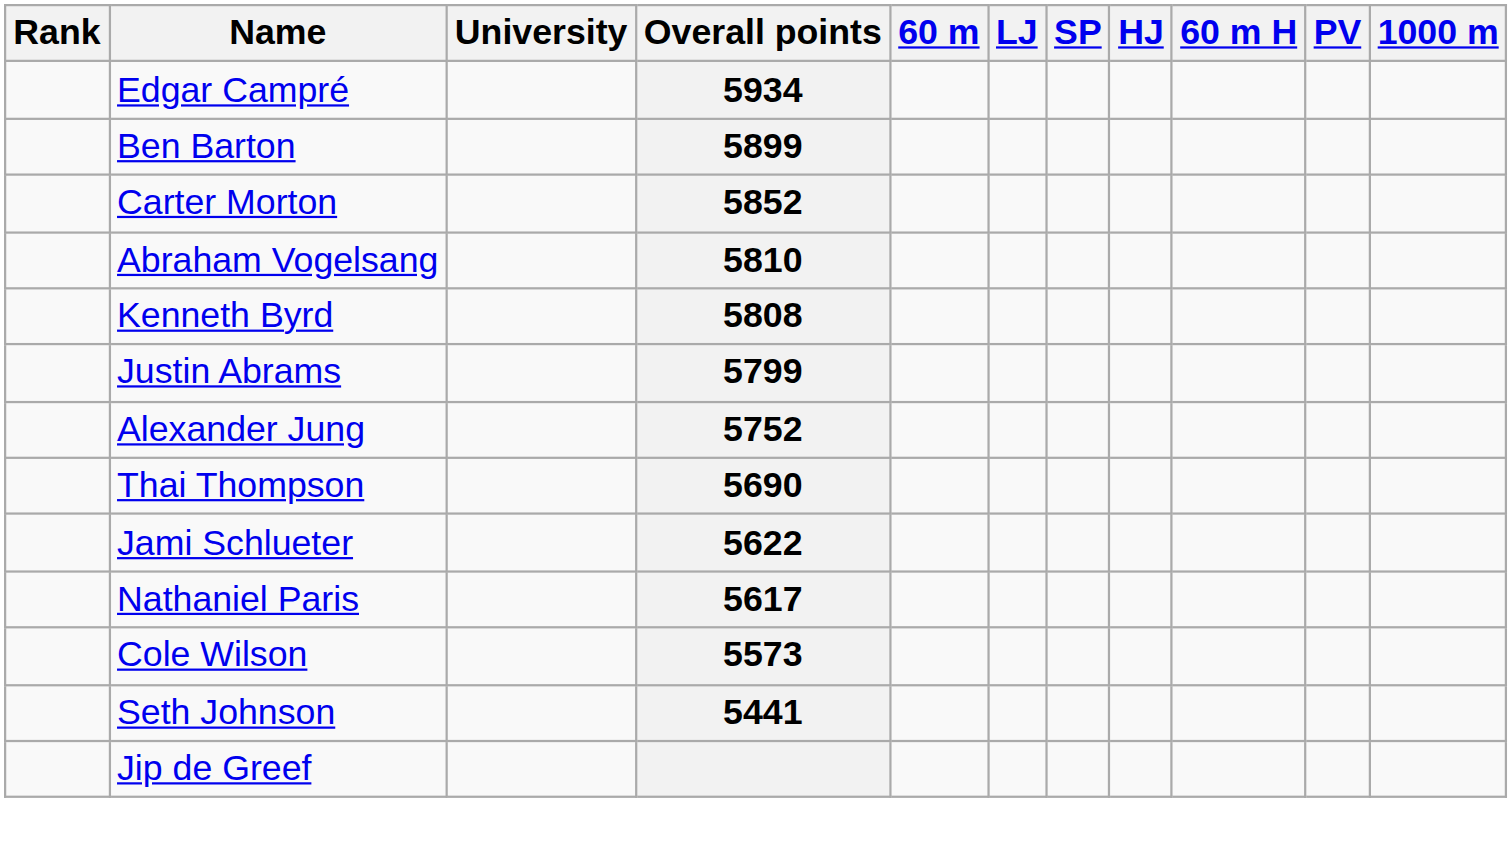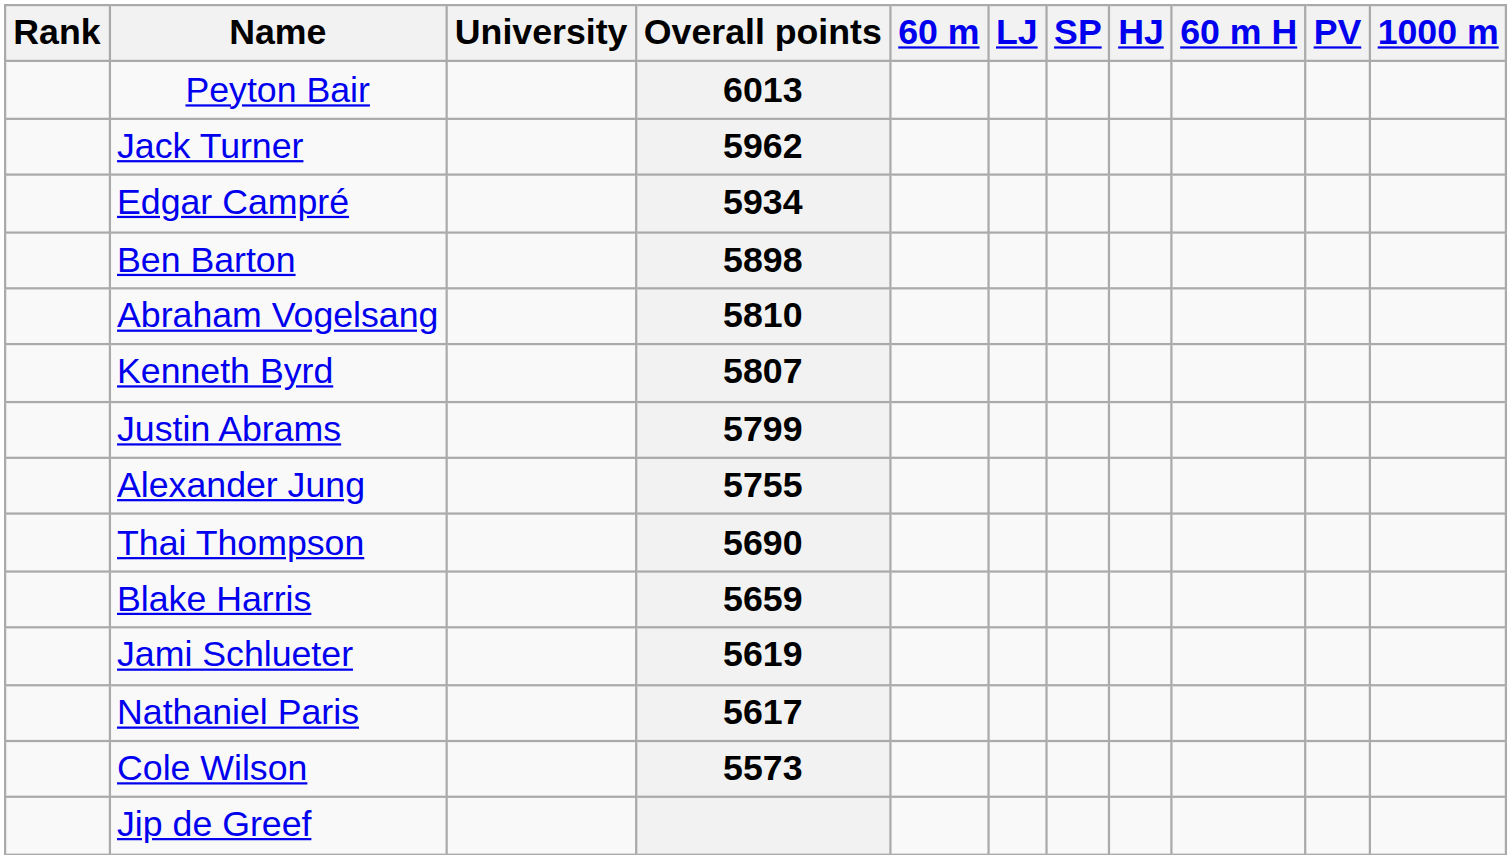+ row: (278, 89)
+ row: (210, 145)
(763, 145) 5899 -> (763, 259) 5898
- row: (227, 202)
(763, 315) 5808 -> (763, 372) 5807
(763, 428) 5752 -> (763, 485) 5755
+ row: (214, 598)
(763, 542) 5622 -> (763, 655) 5619
- row: (226, 711)
